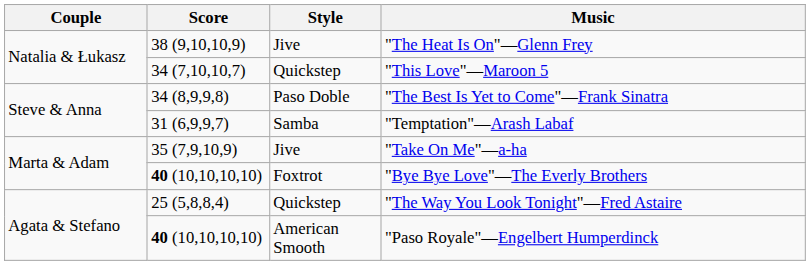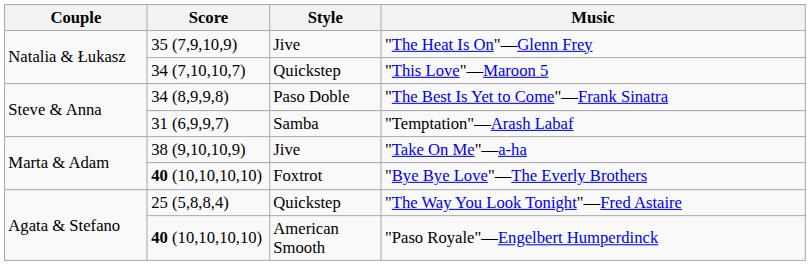(198, 44) 38 (9,10,10,9) -> (194, 44) 35 (7,9,10,9)
(194, 149) 35 (7,9,10,9) -> (198, 149) 38 (9,10,10,9)
